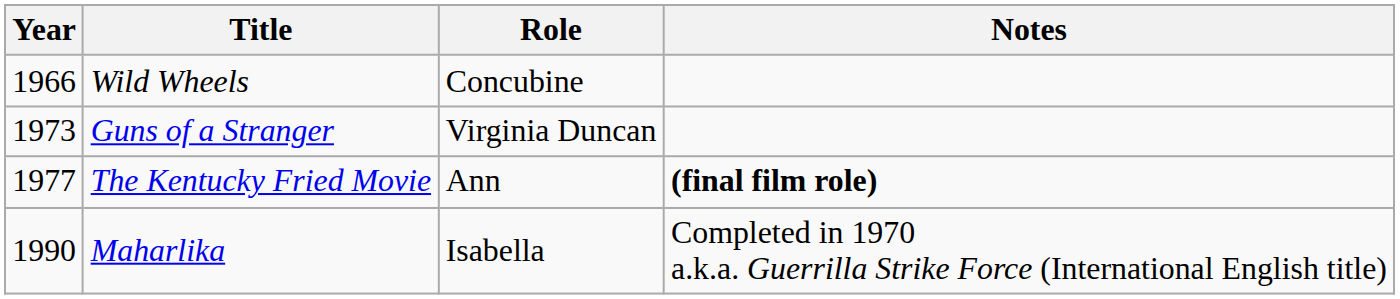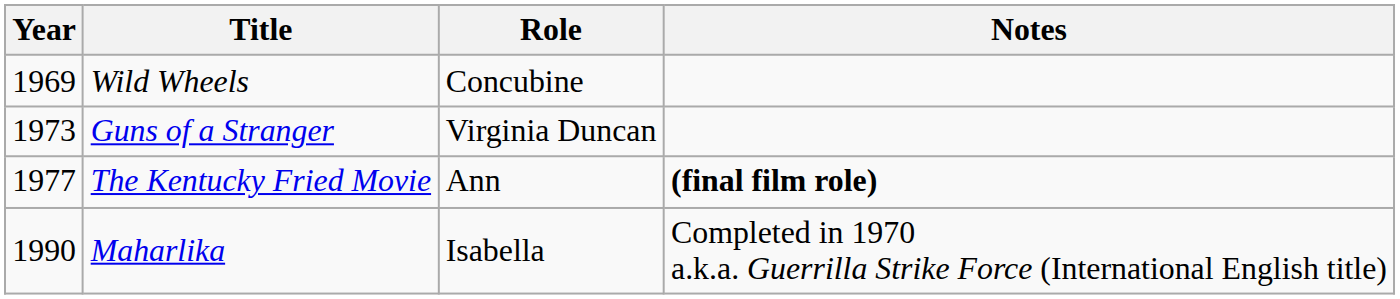(44, 80) 1966 -> (44, 80) 1969
